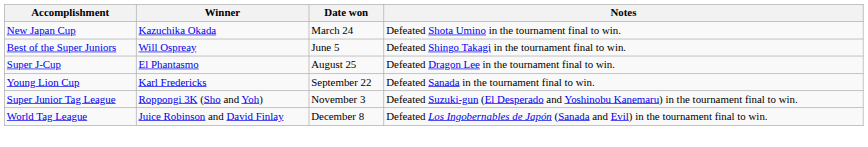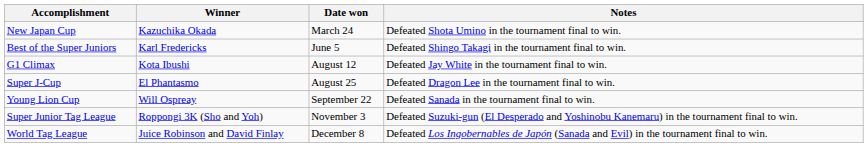(167, 47) Will Ospreay -> (173, 47) Karl Fredericks
+ row: (31, 64)
(173, 82) Karl Fredericks -> (167, 99) Will Ospreay
